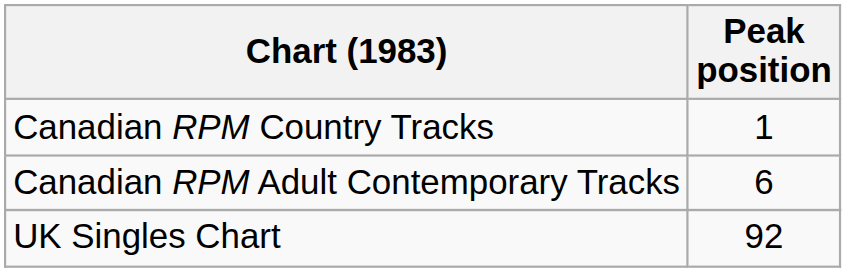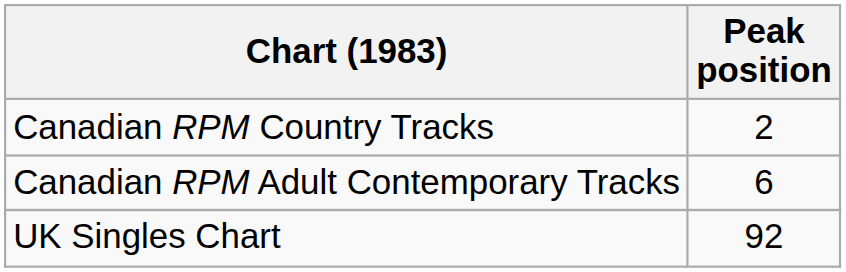(764, 126) 1 -> (764, 126) 2
